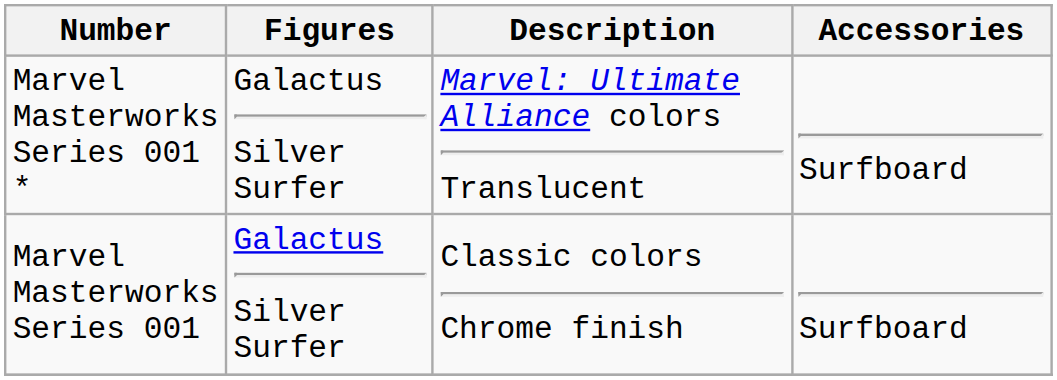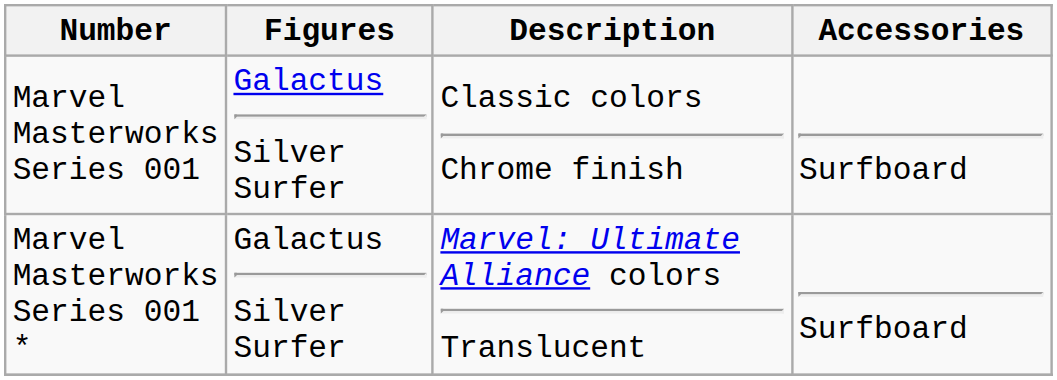rows swapped: (116, 294) <-> (116, 135)
